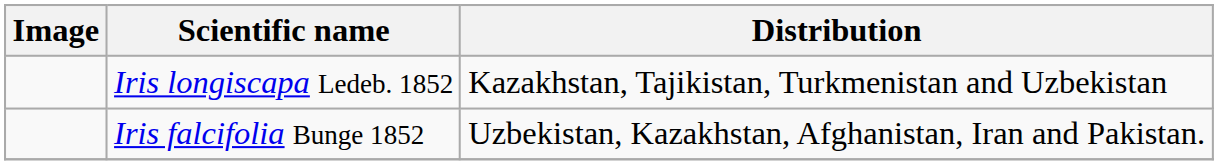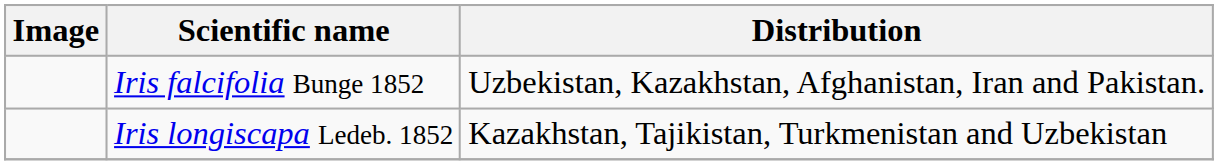rows swapped: (269, 133) <-> (284, 81)
